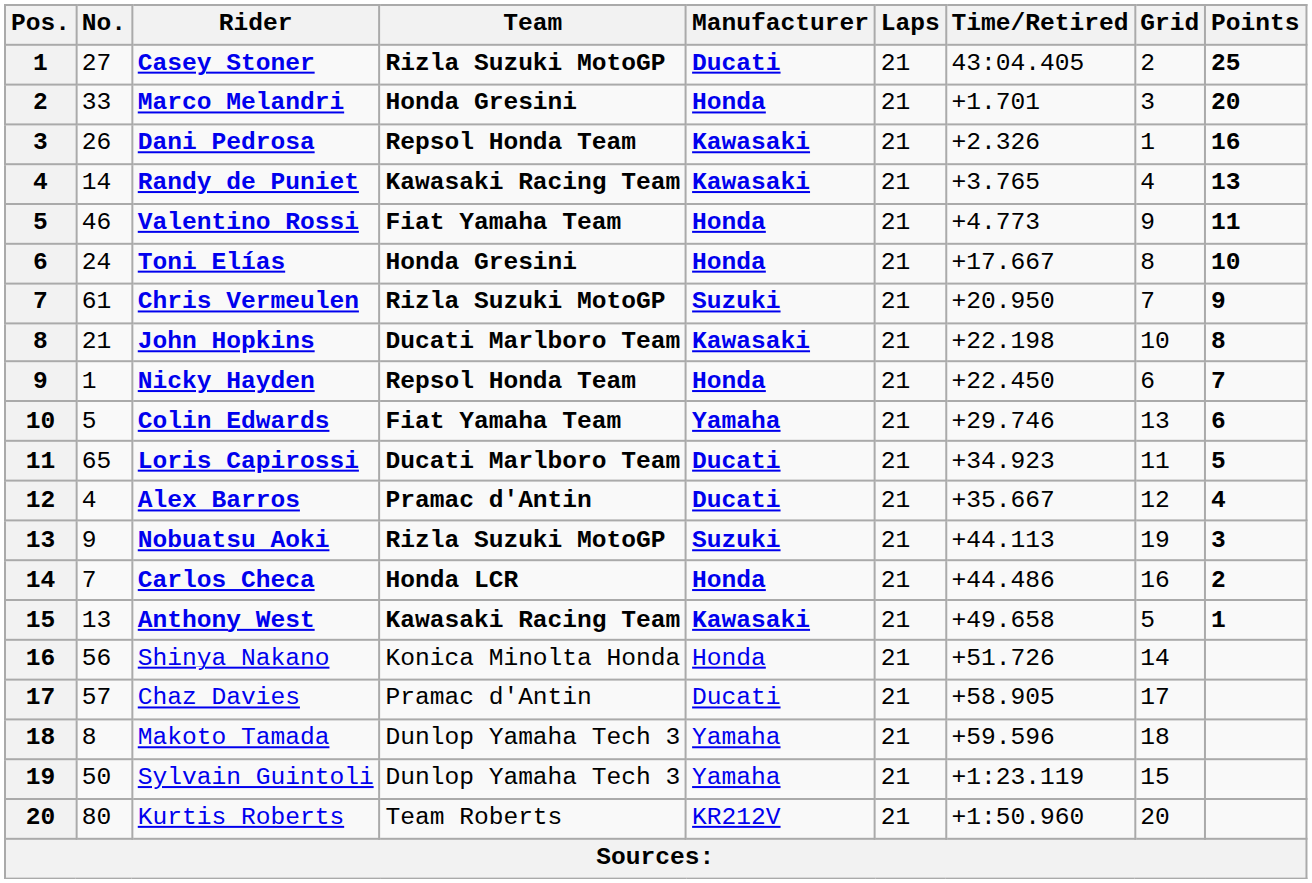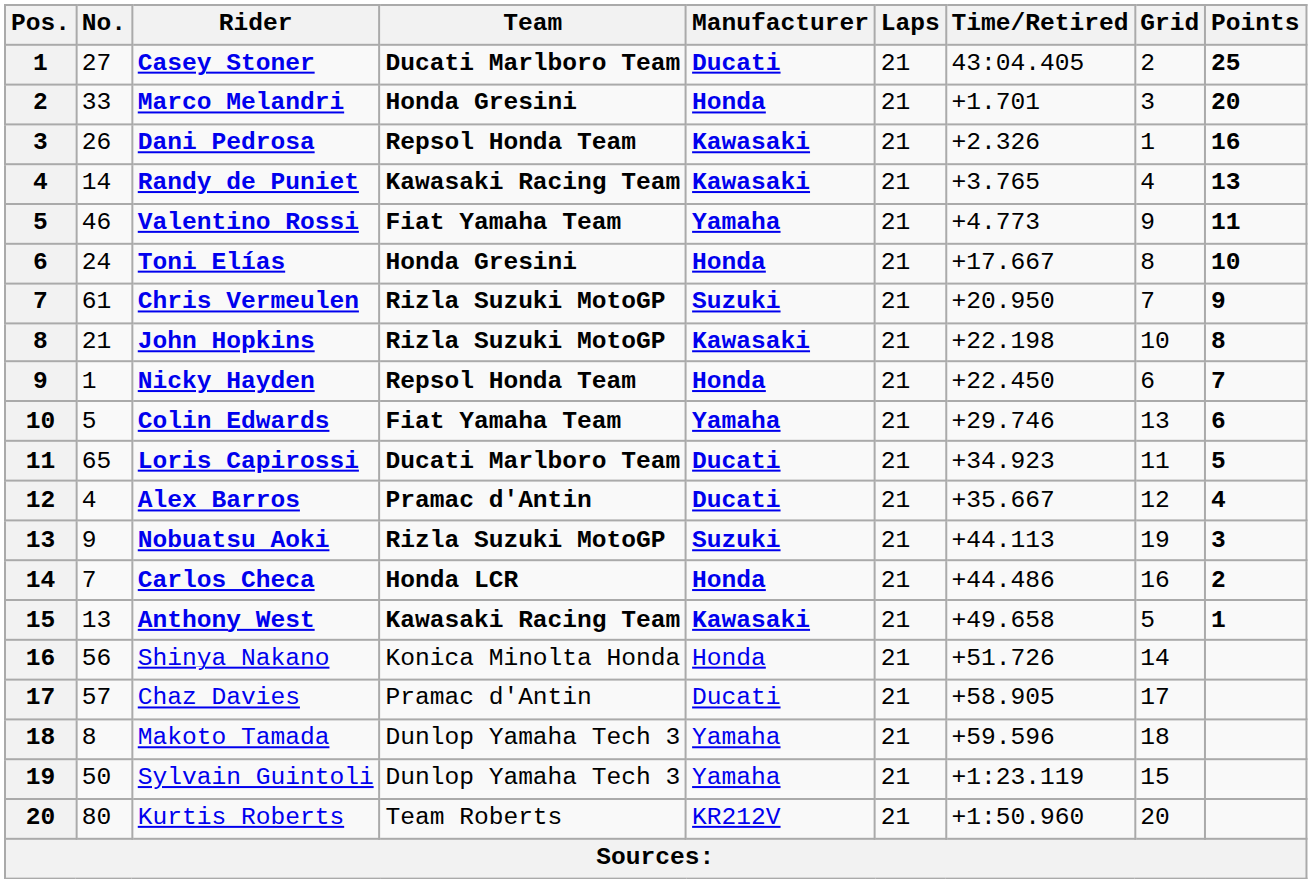(526, 65) Rizla Suzuki MotoGP -> (533, 65) Ducati Marlboro Team
(729, 224) Honda -> (736, 224) Yamaha
(533, 343) Ducati Marlboro Team -> (526, 343) Rizla Suzuki MotoGP
